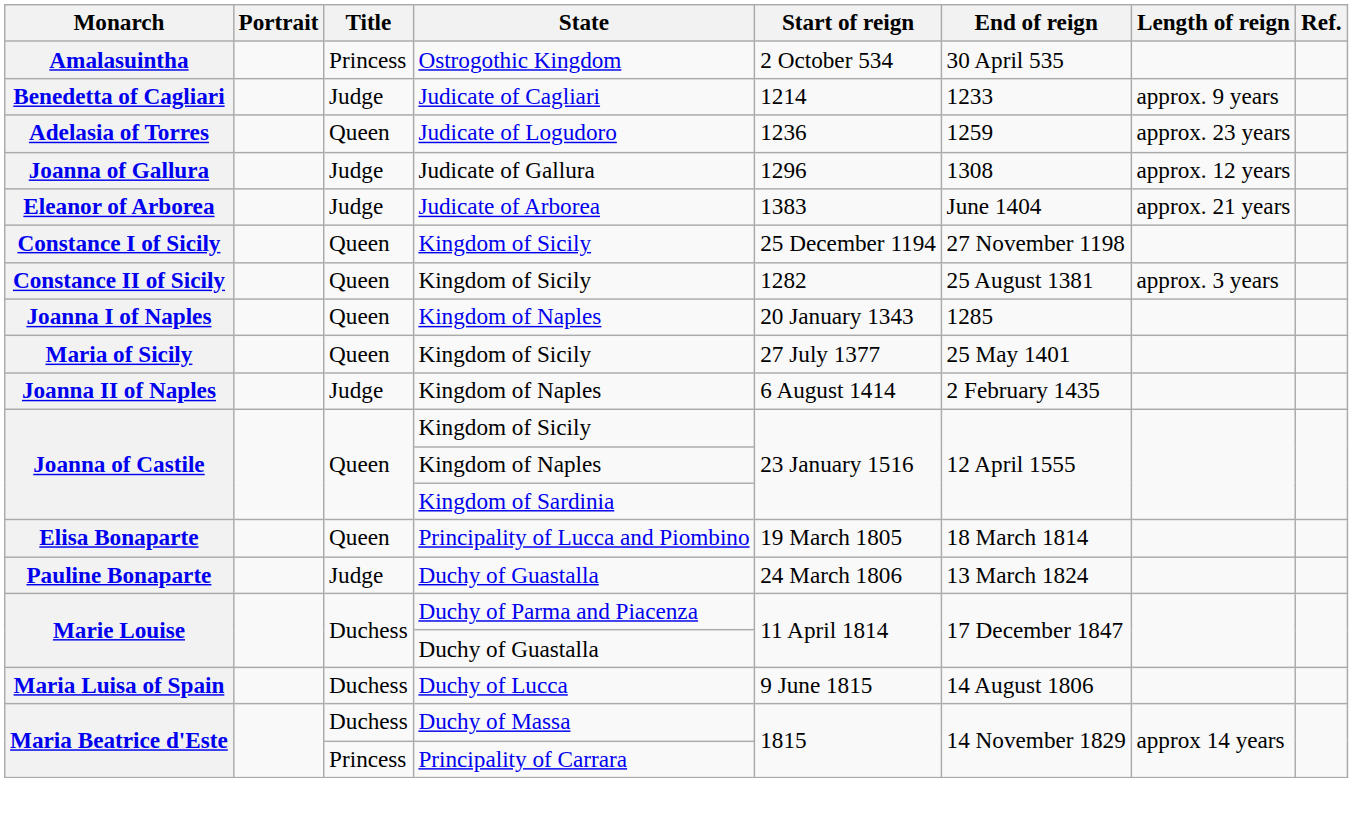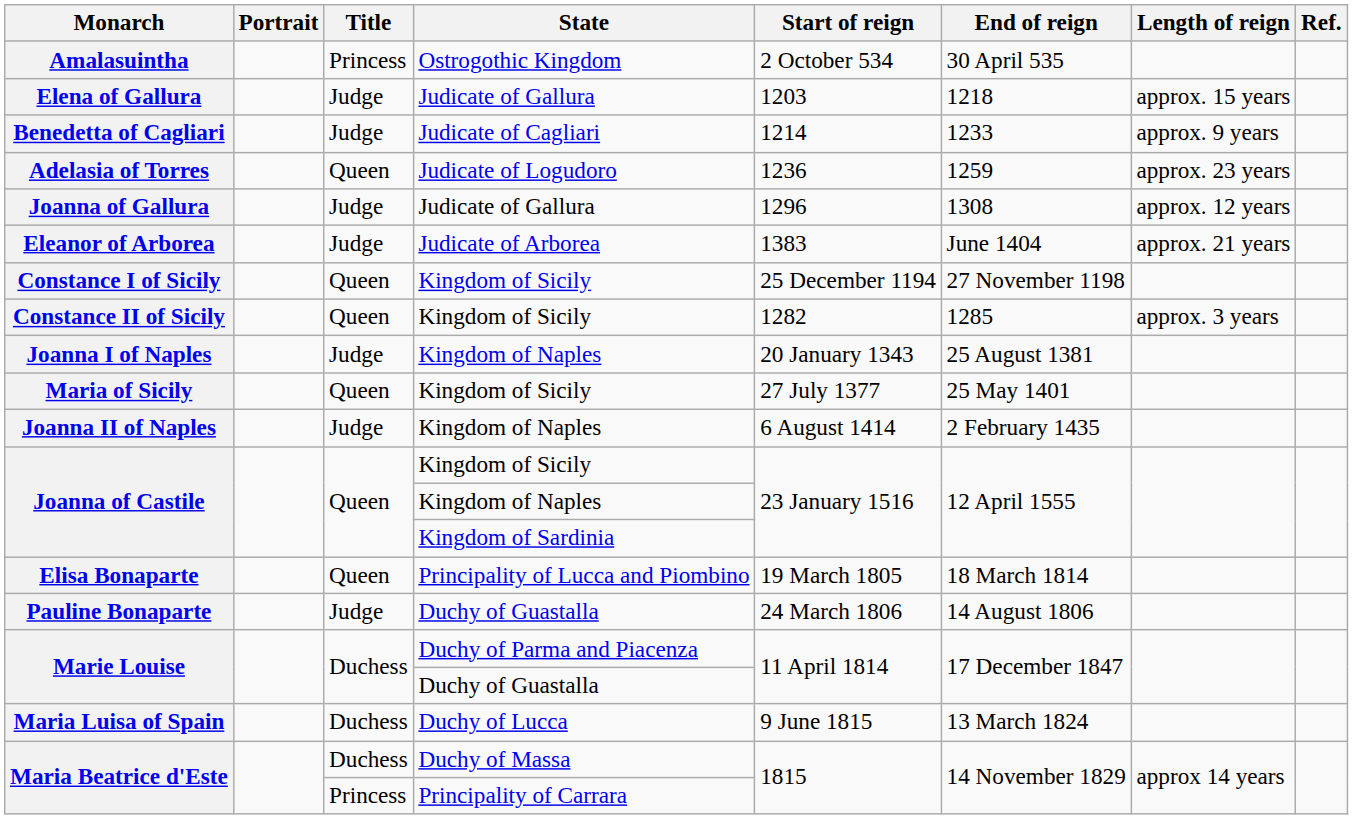+ row: (119, 96)
(1020, 280) 25 August 1381 -> (970, 317) 1285
(359, 317) Queen -> (356, 354) Judge
(970, 317) 1285 -> (1020, 354) 25 August 1381
(1017, 574) 13 March 1824 -> (1020, 611) 14 August 1806
(1020, 685) 14 August 1806 -> (1017, 721) 13 March 1824
